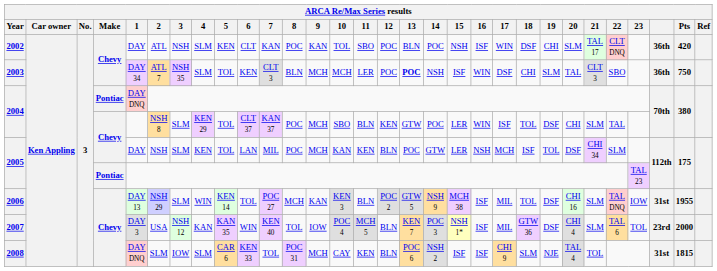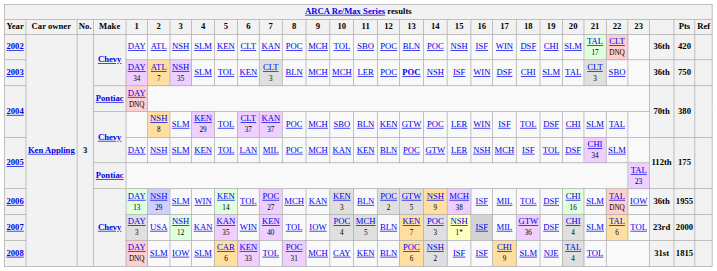(318, 47) KAN -> (318, 47) MCH
(662, 201) 31st -> (662, 201) 36th
(482, 227) no background -> (482, 227) lightgrey background
